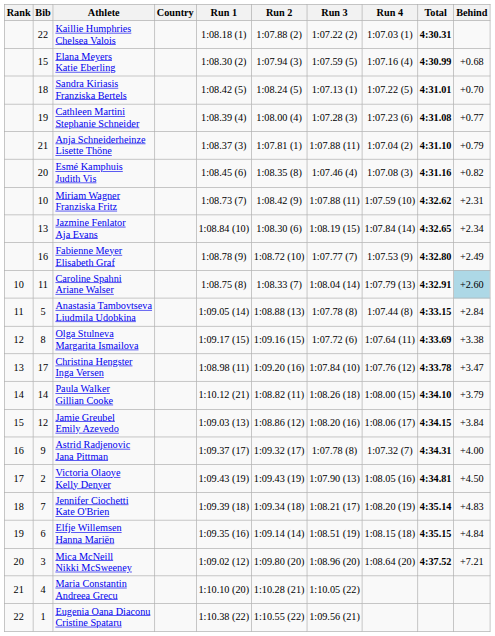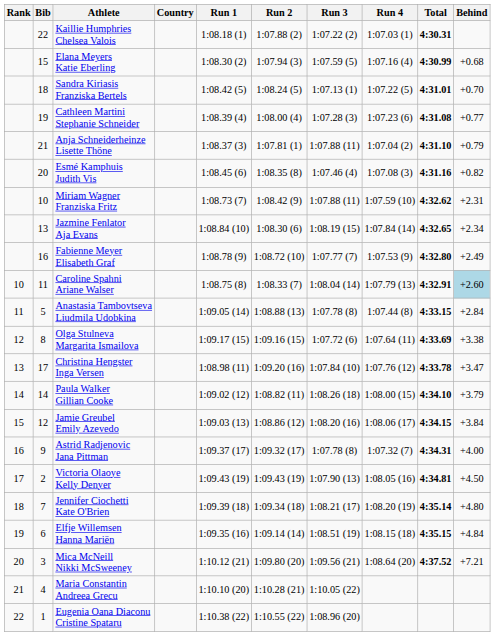(224, 395) 1:10.12 (21) -> (224, 395) 1:09.02 (12)
(472, 506) +4.83 -> (472, 506) +4.80
(224, 562) 1:09.02 (12) -> (224, 562) 1:10.12 (21)
(334, 562) 1:08.96 (20) -> (334, 562) 1:09.56 (21)
(334, 617) 1:09.56 (21) -> (334, 617) 1:08.96 (20)
